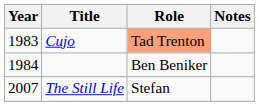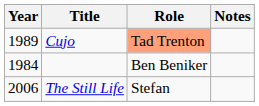(23, 40) 1983 -> (23, 40) 1989
(23, 88) 2007 -> (23, 88) 2006
